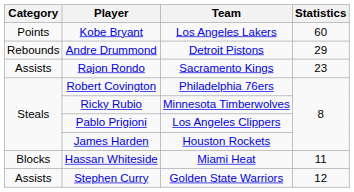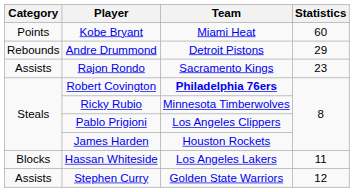(226, 31) Los Angeles Lakers -> (226, 31) Miami Heat
(226, 86) normal -> (226, 86) bold
(226, 159) Miami Heat -> (226, 159) Los Angeles Lakers
